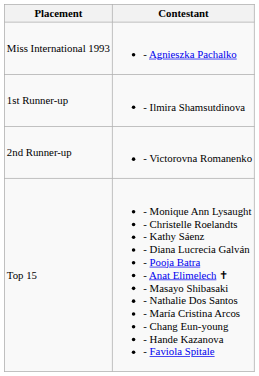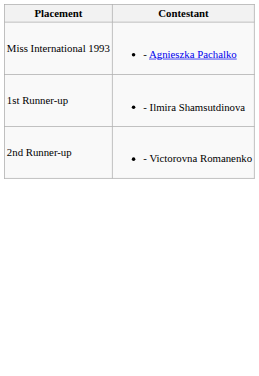- row: (22, 275)
